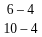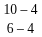rows swapped: (20, 9) <-> (20, 28)
